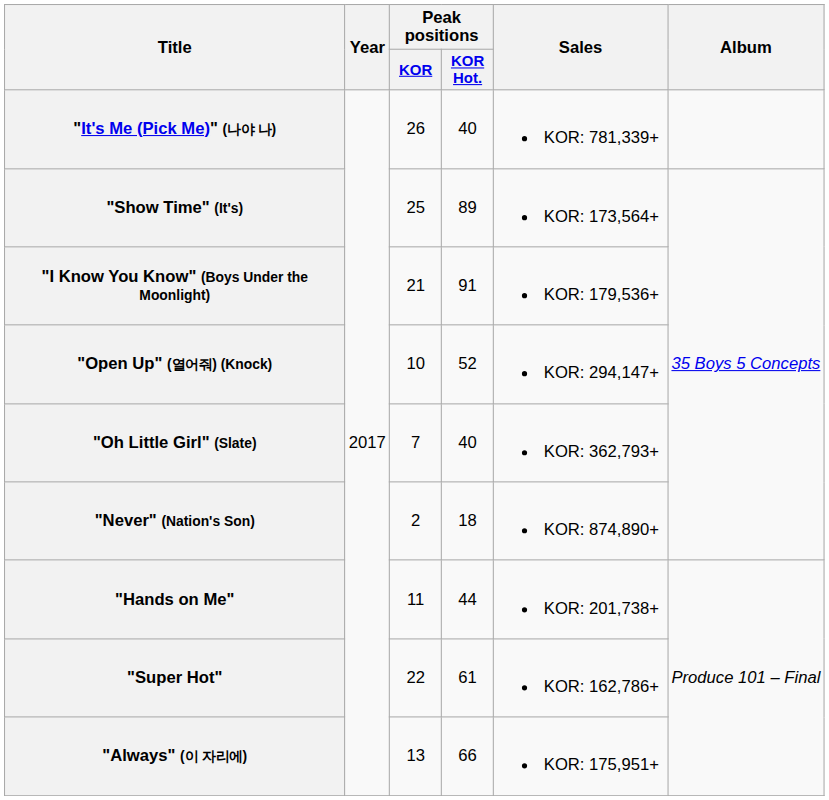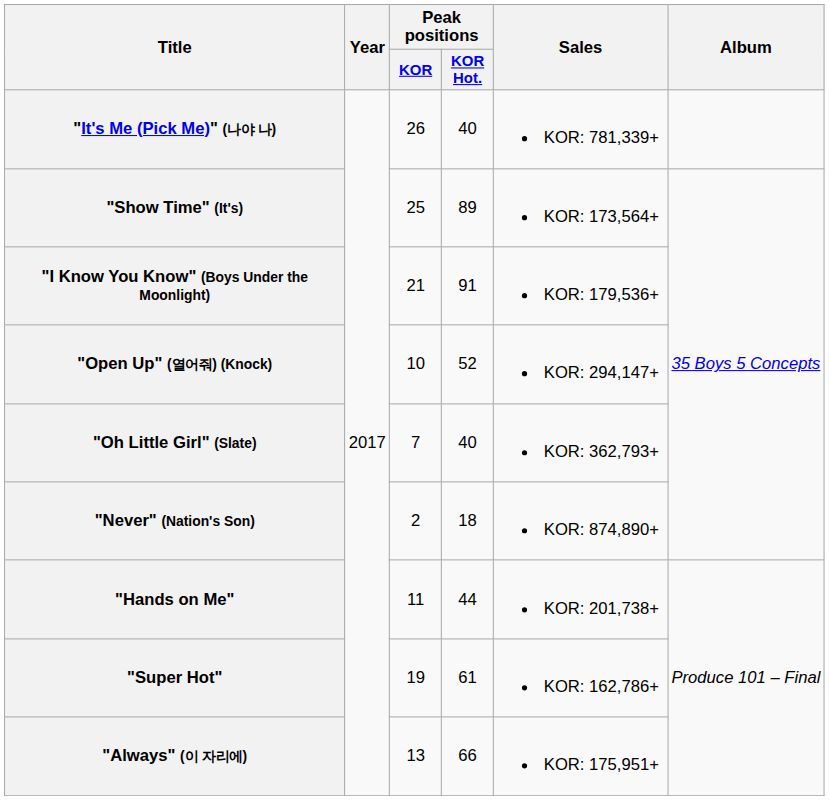(416, 677) 22 -> (416, 677) 19
